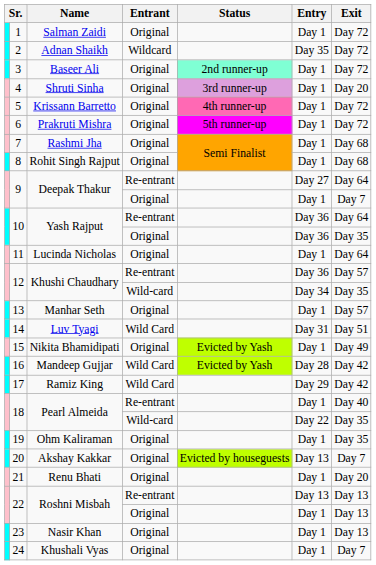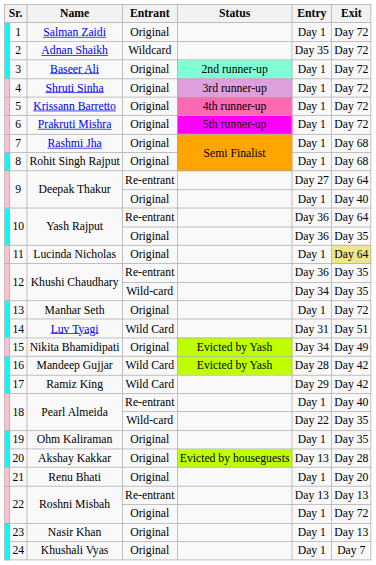(351, 87) Day 20 -> (351, 87) Day 72
(351, 198) Day 7 -> (351, 198) Day 40
(351, 254) no background -> (351, 254) khaki background
(351, 273) Day 57 -> (351, 273) Day 35
(351, 310) Day 57 -> (351, 310) Day 72
(312, 347) Day 1 -> (312, 347) Day 34
(351, 458) Day 7 -> (351, 458) Day 28
(351, 513) Day 13 -> (351, 513) Day 72
